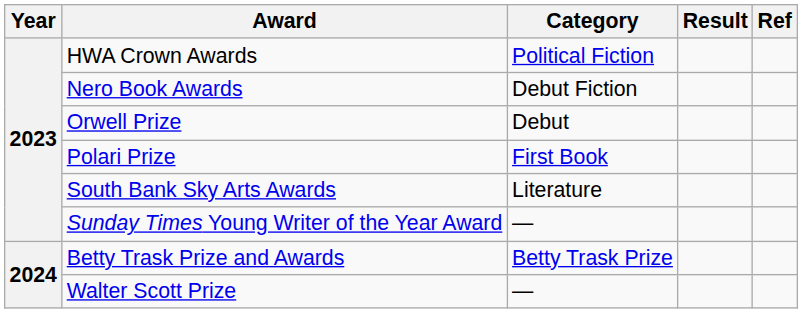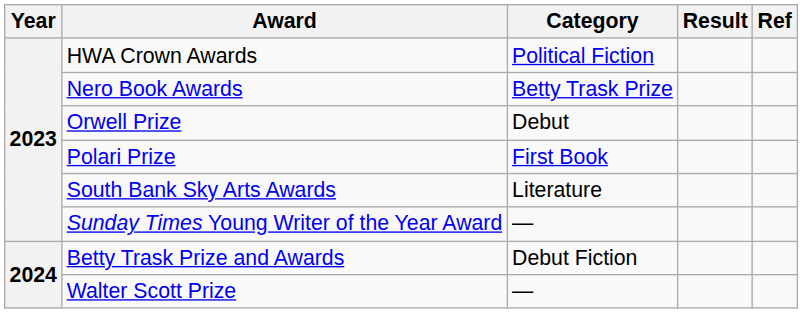(575, 88) Debut Fiction -> (592, 88) Betty Trask Prize
(592, 257) Betty Trask Prize -> (575, 257) Debut Fiction
